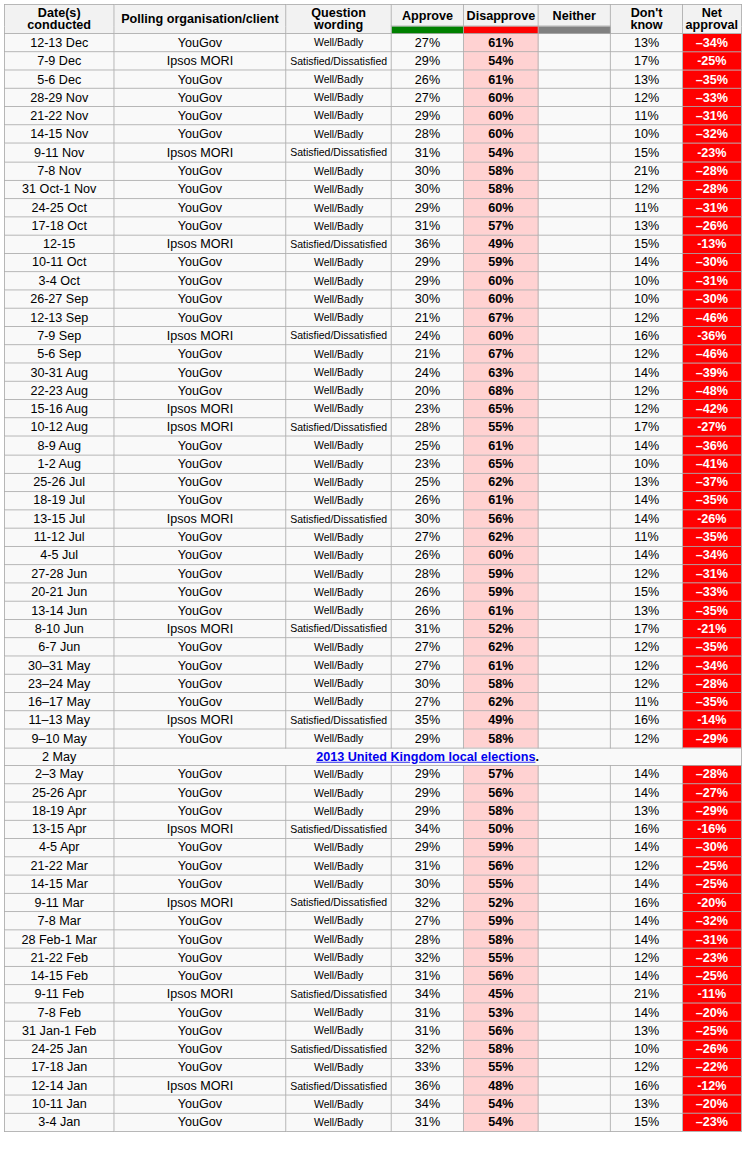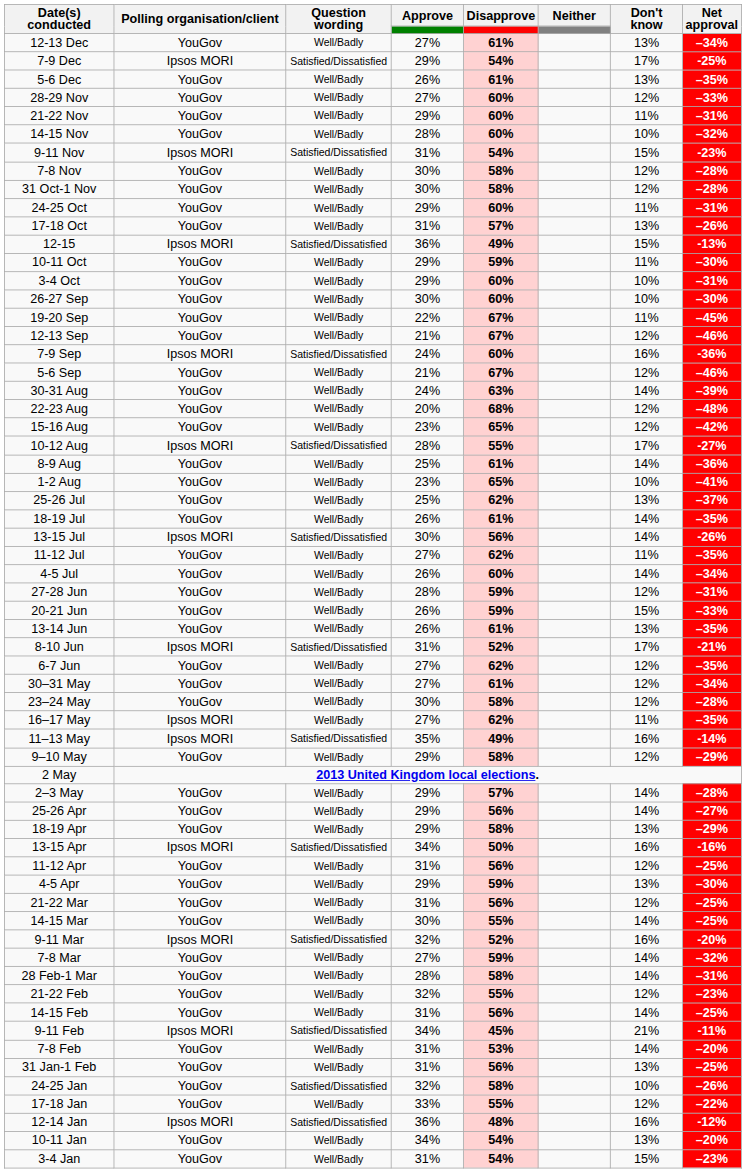(647, 171) 21% -> (647, 171) 12%
(647, 262) 14% -> (647, 262) 11%
+ row: (59, 317)
(200, 409) Ipsos MORI -> (200, 427) YouGov
(200, 702) YouGov -> (200, 720) Ipsos MORI
+ row: (59, 866)
(647, 847) 14% -> (647, 884) 13%
